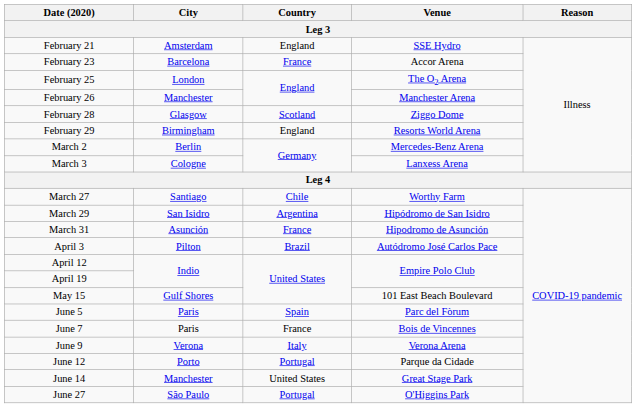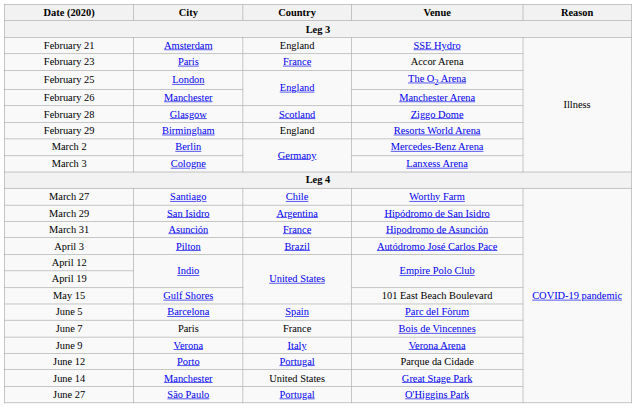(188, 62) Barcelona -> (188, 62) Paris
(188, 312) Paris -> (188, 312) Barcelona
